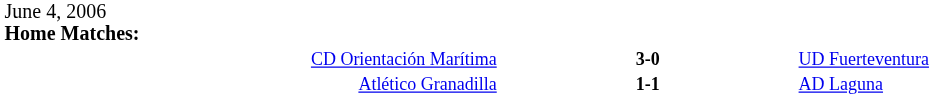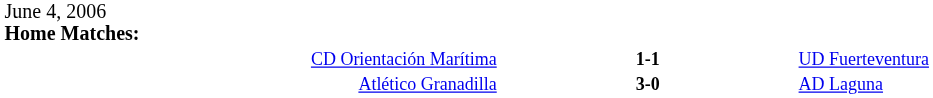(648, 59) 3-0 -> (648, 59) 1-1
(648, 84) 1-1 -> (648, 84) 3-0
